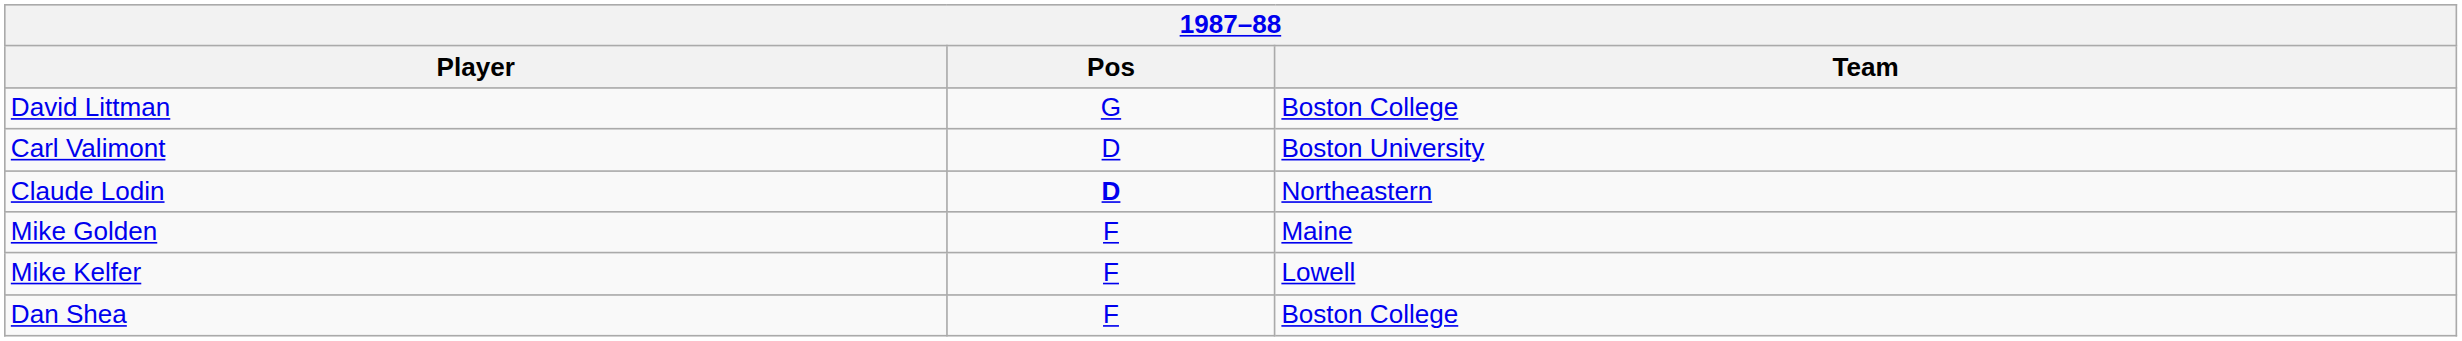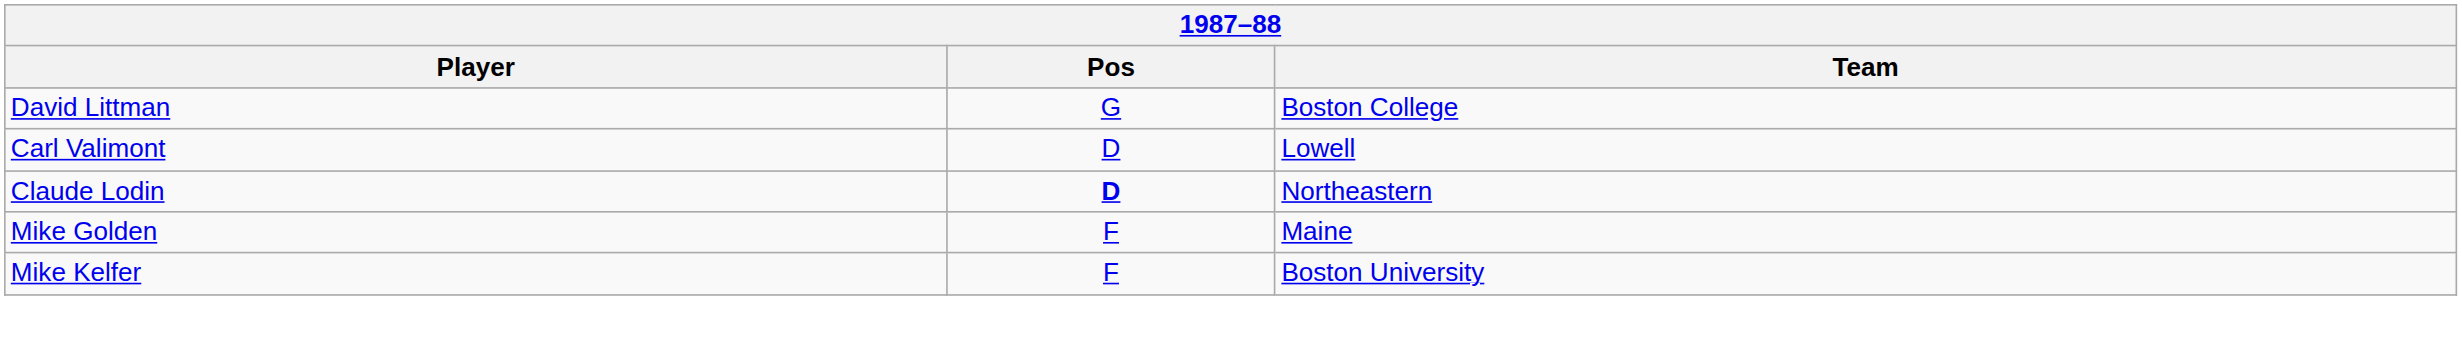(1383, 149) Boston University -> (1318, 149) Lowell
(1318, 273) Lowell -> (1383, 273) Boston University
- row: (69, 314)
